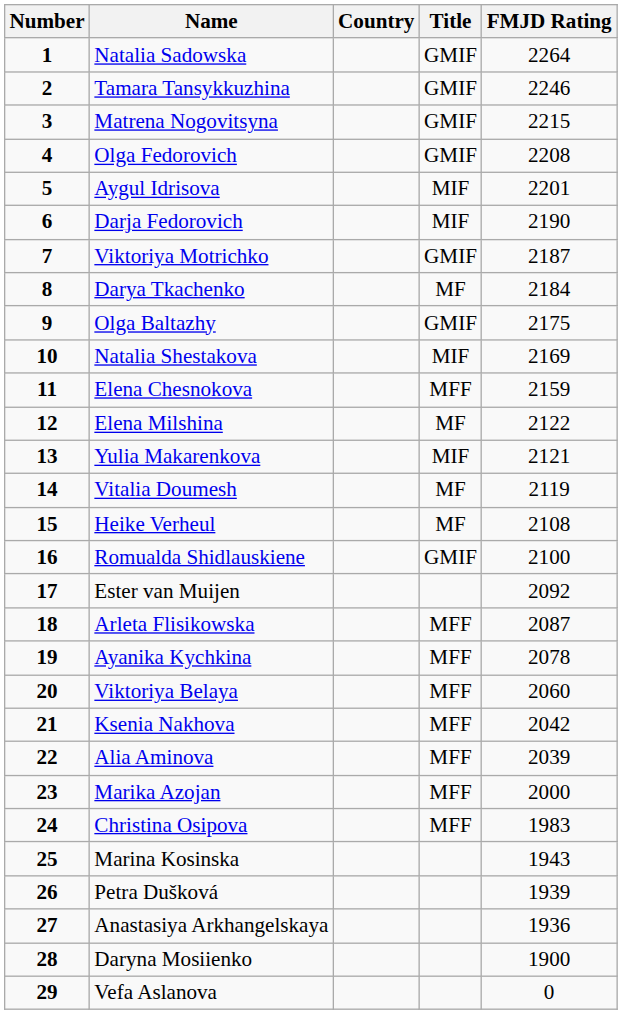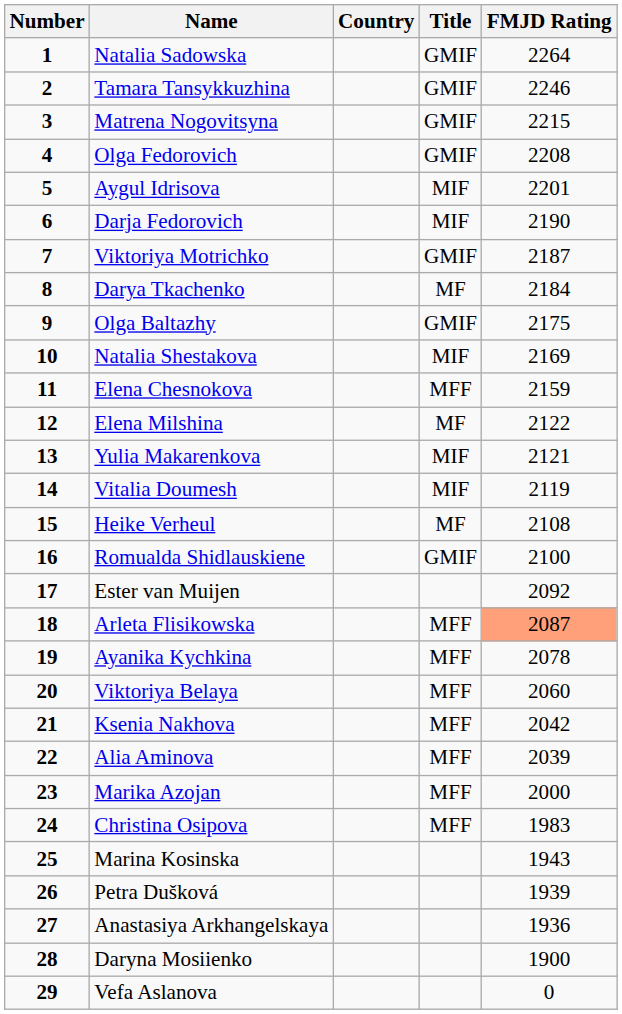(451, 490) MF -> (451, 490) MIF
(549, 624) no background -> (549, 624) lightsalmon background
